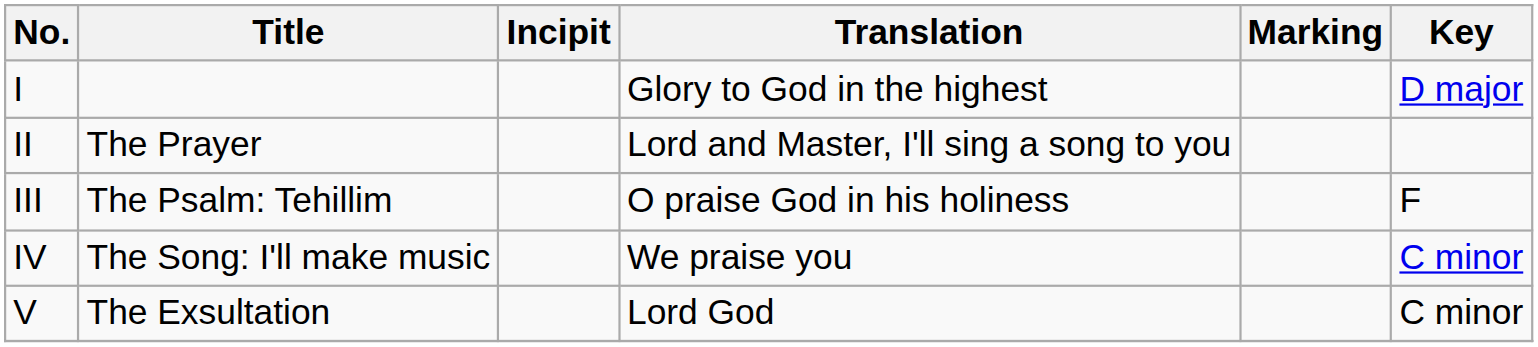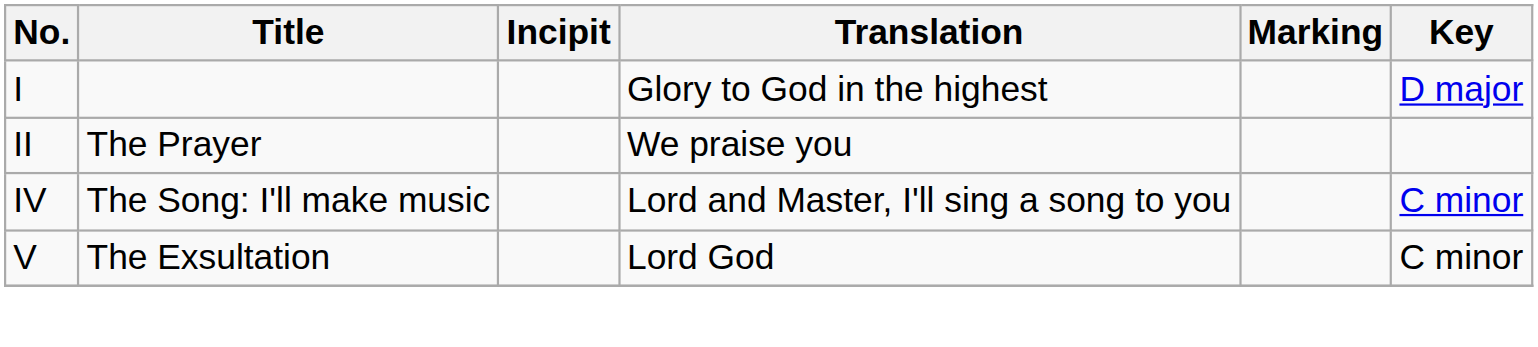(929, 144) Lord and Master, I'll sing a song to you -> (740, 144) We praise you
- row: (28, 200)
(740, 256) We praise you -> (929, 200) Lord and Master, I'll sing a song to you
